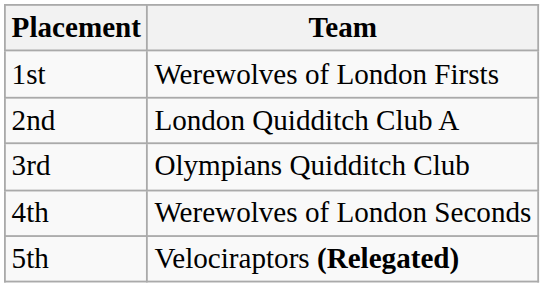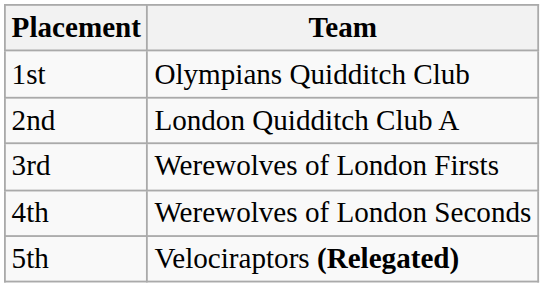(327, 73) Werewolves of London Firsts -> (312, 73) Olympians Quidditch Club
(312, 166) Olympians Quidditch Club -> (327, 166) Werewolves of London Firsts
